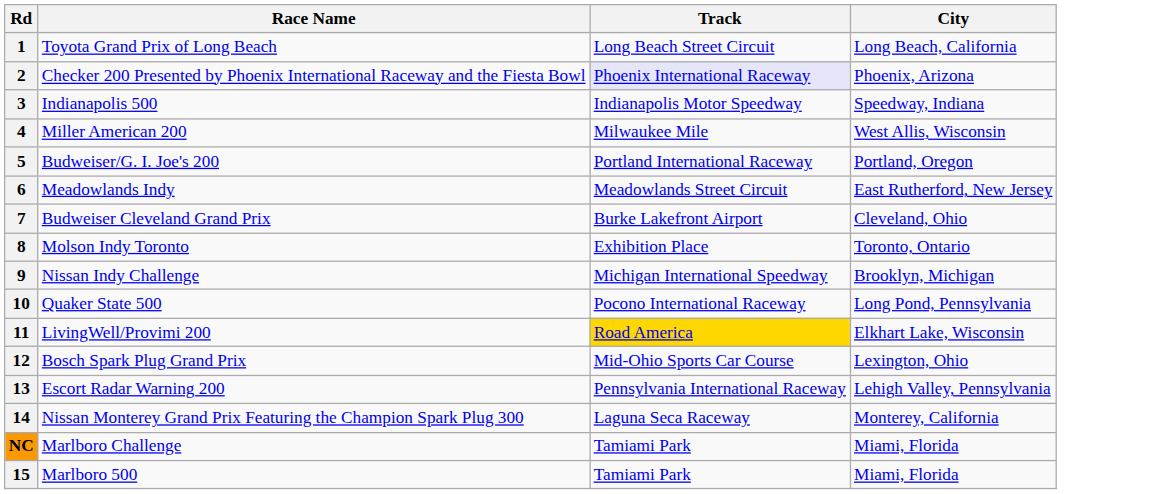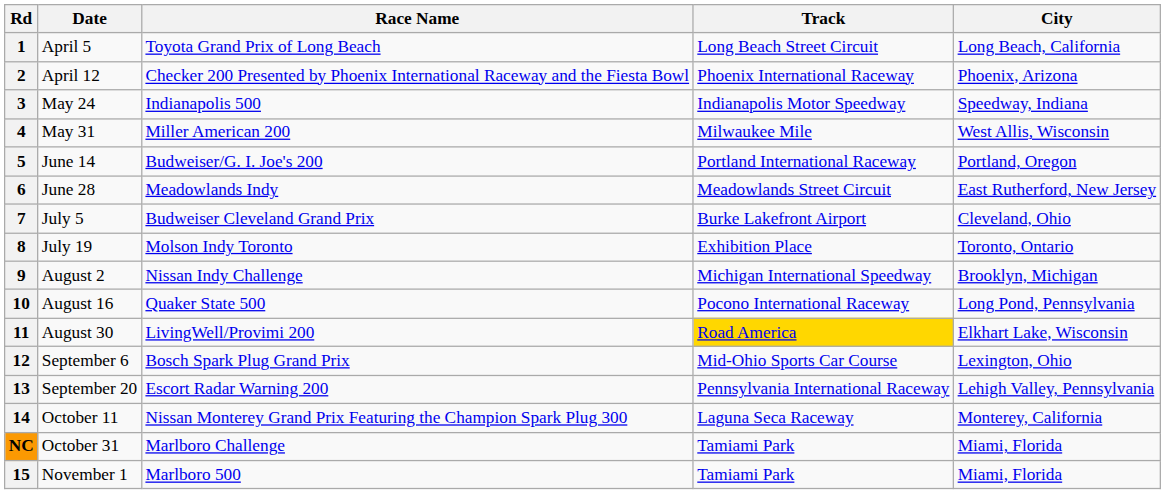+ column: (90, 18)
(702, 75) lavender background -> (806, 75) no background
